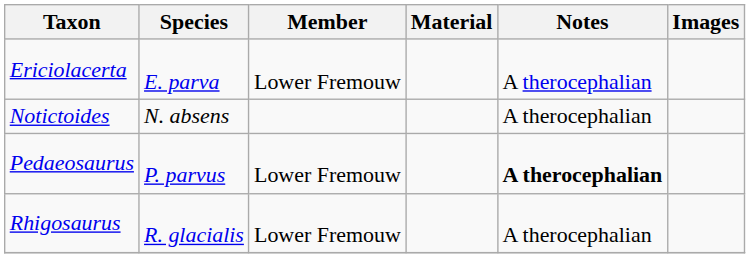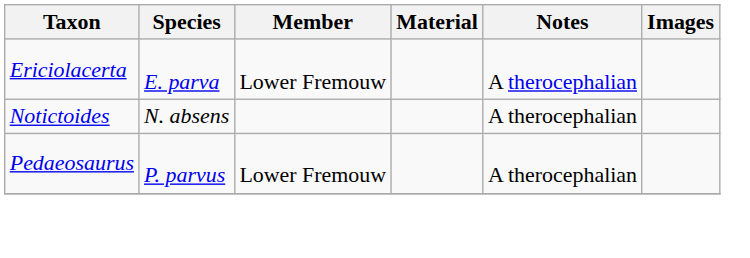(582, 175) bold -> (562, 175) normal
- row: (65, 222)
